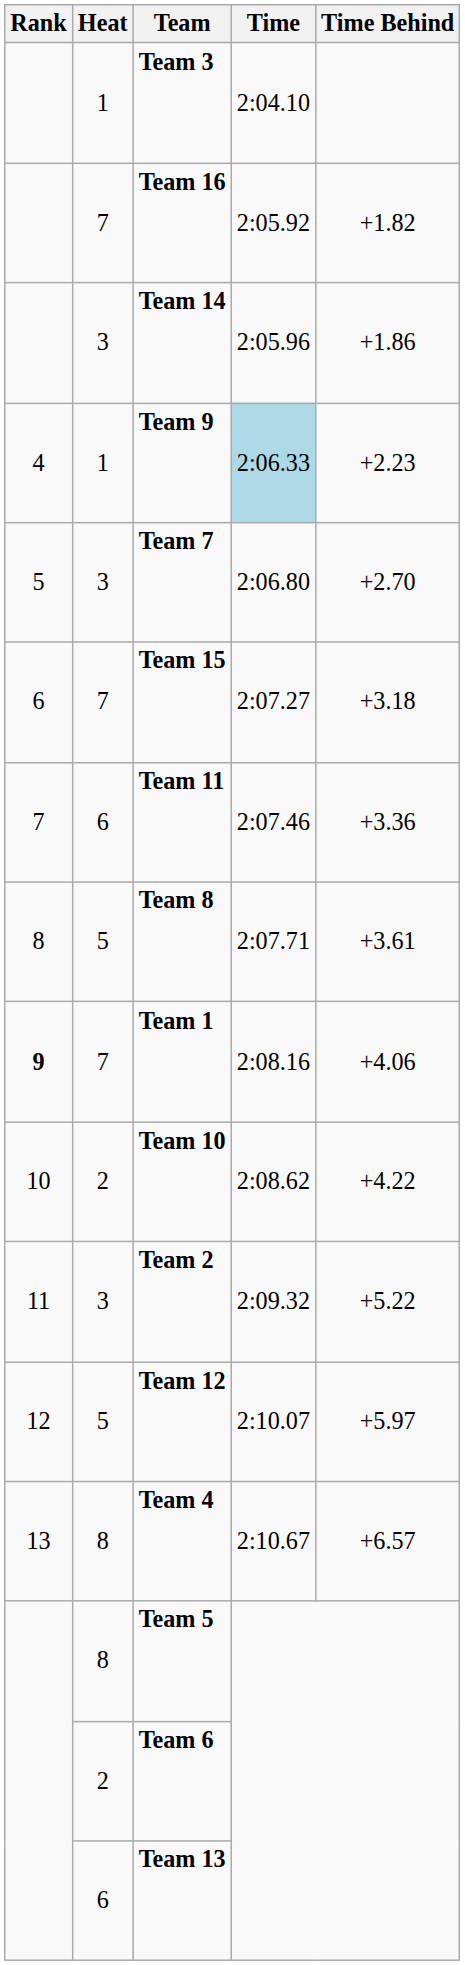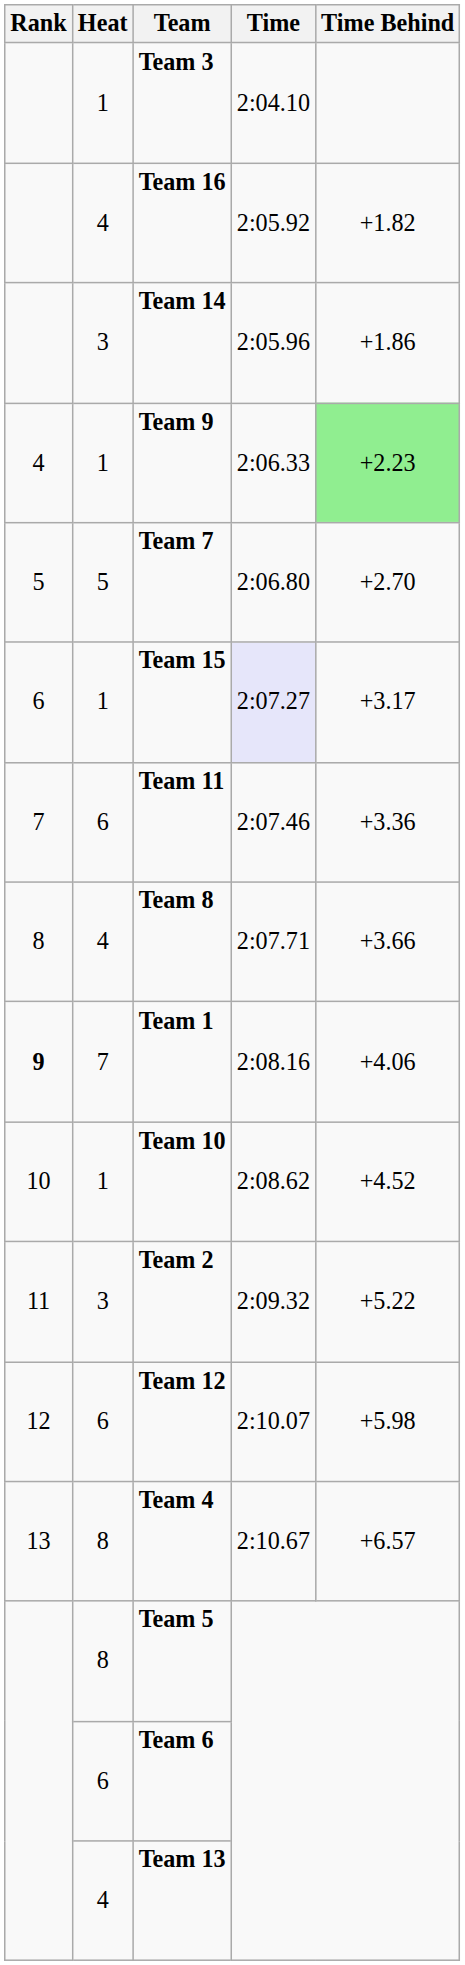(103, 222) 7 -> (103, 222) 4
(273, 462) lightblue background -> (273, 462) no background
(388, 462) no background -> (388, 462) lightgreen background
(103, 582) 3 -> (103, 582) 5
(103, 702) 7 -> (103, 702) 1
(273, 702) no background -> (273, 702) lavender background
(388, 702) +3.18 -> (388, 702) +3.17
(103, 941) 5 -> (103, 941) 4
(388, 941) +3.61 -> (388, 941) +3.66
(103, 1181) 2 -> (103, 1181) 1
(388, 1181) +4.22 -> (388, 1181) +4.52
(103, 1421) 5 -> (103, 1421) 6
(388, 1421) +5.97 -> (388, 1421) +5.98
(103, 1780) 2 -> (103, 1780) 6
(103, 1900) 6 -> (103, 1900) 4
